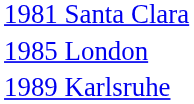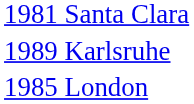rows swapped: (76, 50) <-> (87, 87)
